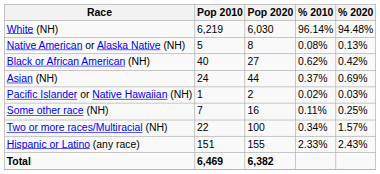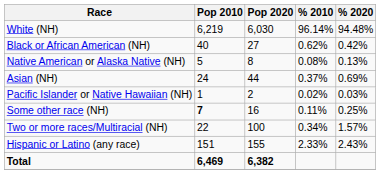rows swapped: (78, 62) <-> (96, 45)
(200, 111) normal -> (200, 111) bold
